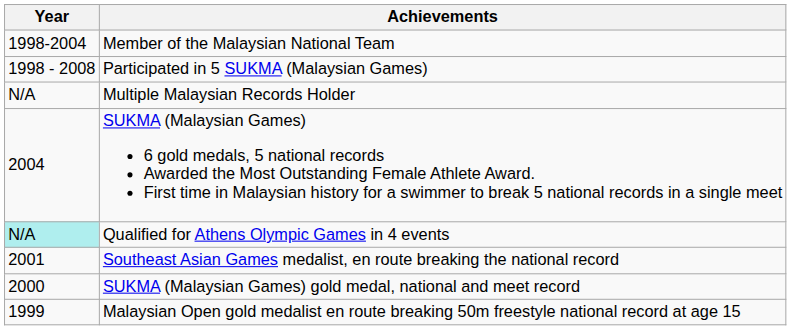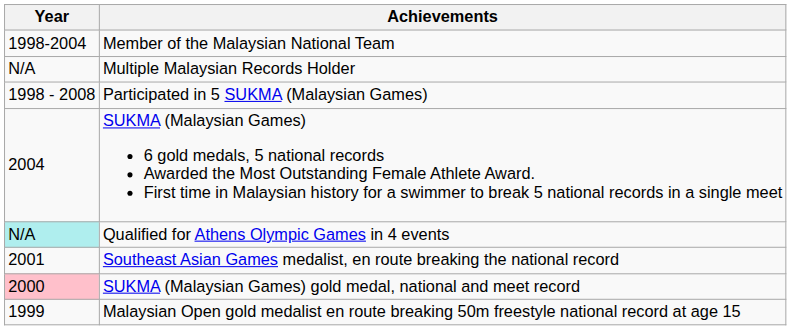rows swapped: (229, 95) <-> (265, 69)
(26, 286) no background -> (26, 286) pink background
